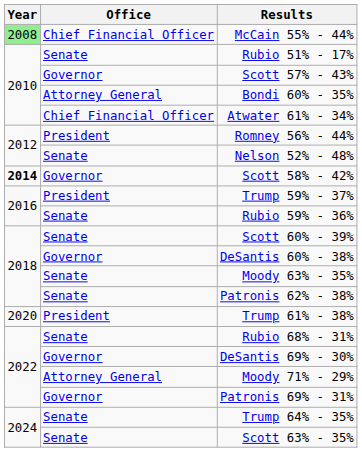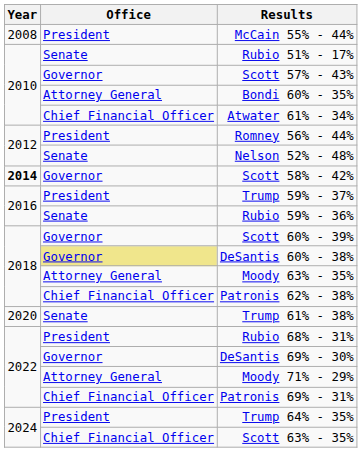(22, 35) lightgreen background -> (22, 35) no background
(129, 35) Chief Financial Officer -> (77, 35) President
(65, 236) Senate -> (73, 236) Governor
(73, 256) no background -> (73, 256) khaki background
(65, 276) Senate -> (103, 276) Attorney General
(65, 296) Senate -> (129, 296) Chief Financial Officer
(77, 316) President -> (65, 316) Senate
(65, 337) Senate -> (77, 337) President
(73, 397) Governor -> (129, 397) Chief Financial Officer
(65, 417) Senate -> (77, 417) President
(65, 437) Senate -> (129, 437) Chief Financial Officer
